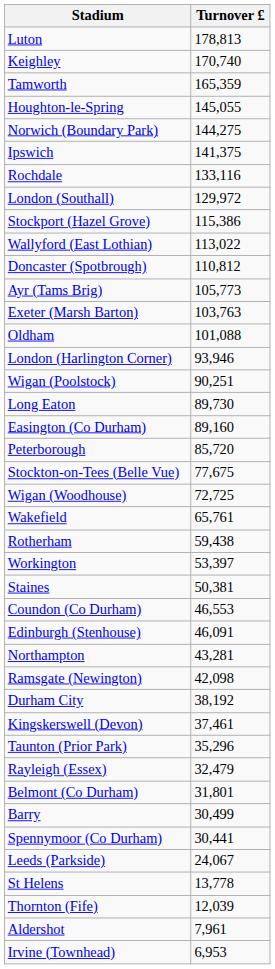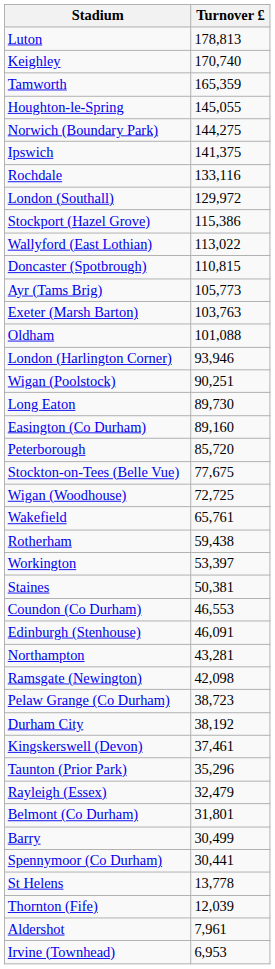(218, 267) 110,812 -> (218, 267) 110,815
+ row: (89, 701)
- row: (56, 860)
